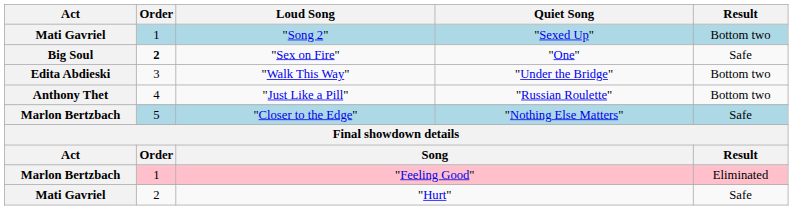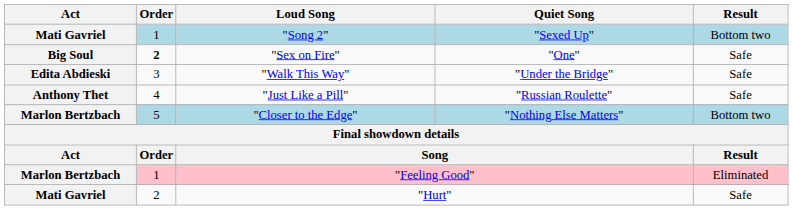(741, 74) Bottom two -> (741, 74) Safe
(741, 94) Bottom two -> (741, 94) Safe
(741, 114) Safe -> (741, 114) Bottom two
